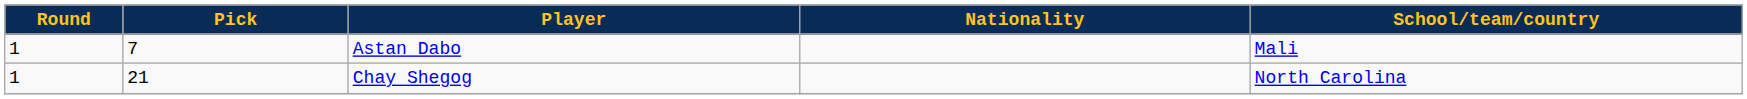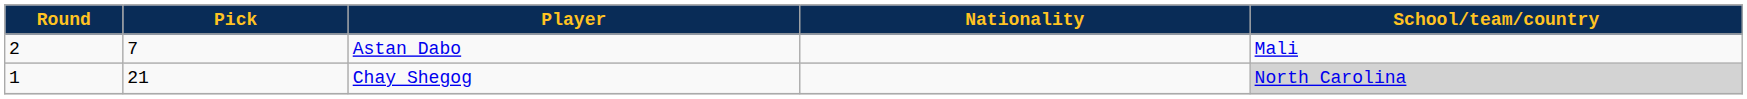(14, 49) 1 -> (14, 49) 2
(1331, 78) no background -> (1331, 78) lightgrey background
